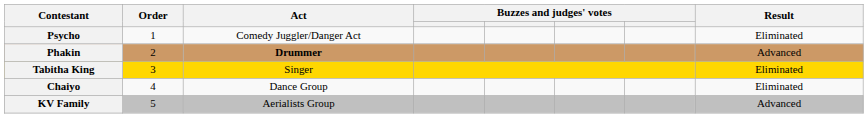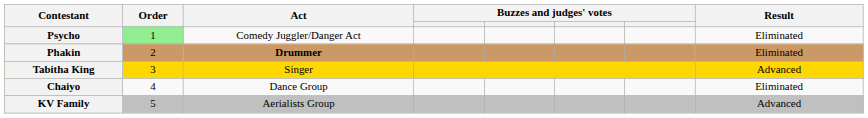(153, 35) no background -> (153, 35) lightgreen background
(779, 52) Advanced -> (779, 52) Eliminated
(779, 69) Eliminated -> (779, 69) Advanced
